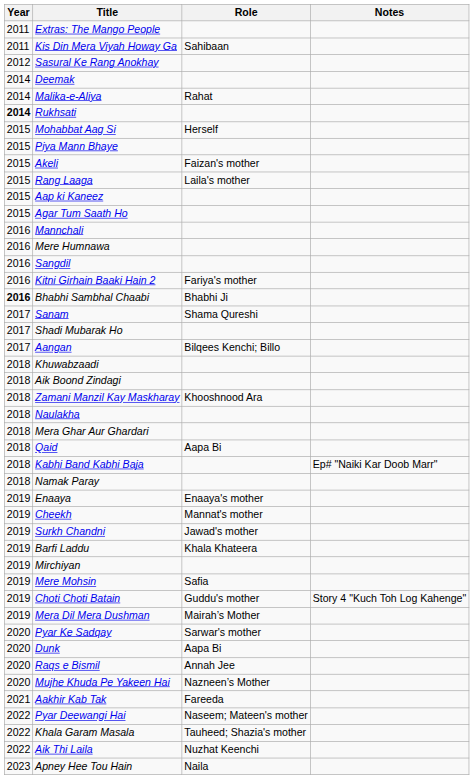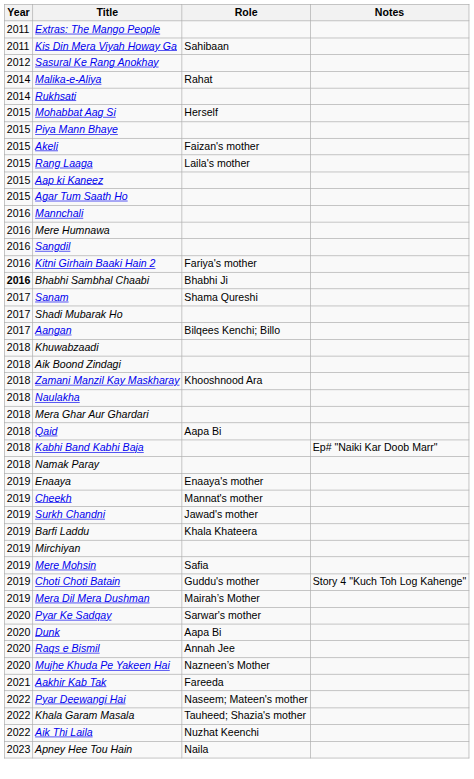- row: (55, 79)
(19, 113) bold -> (19, 96) normal
